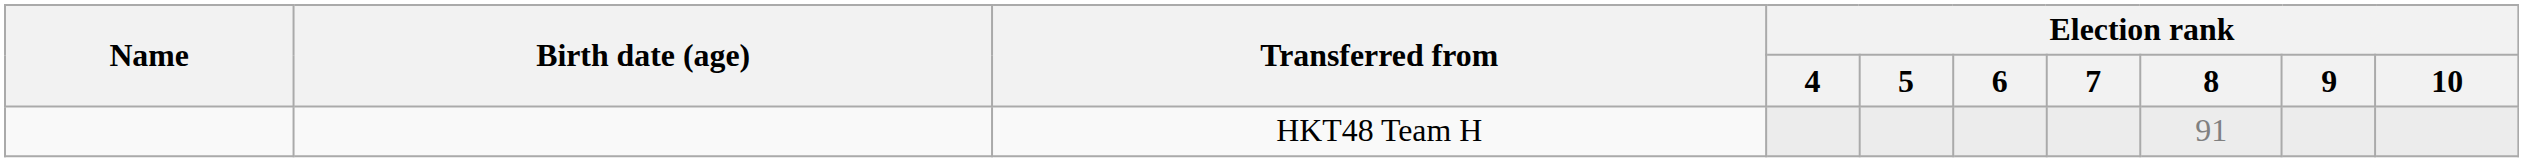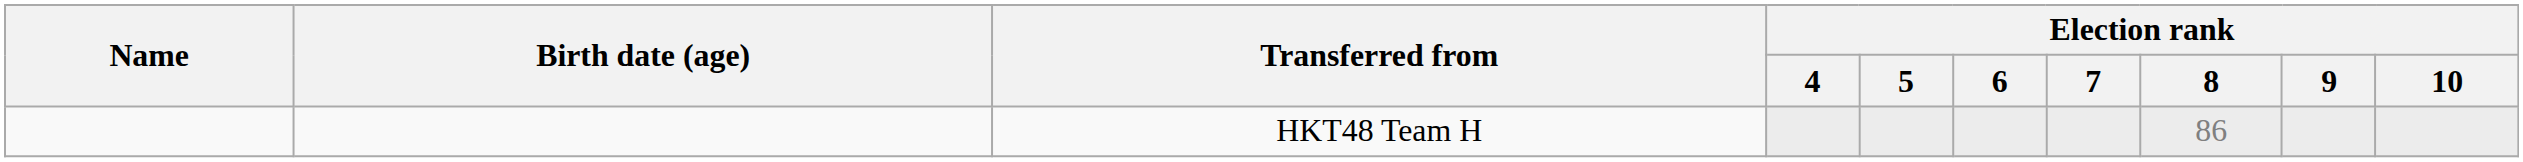(2211, 130) 91 -> (2211, 130) 86
